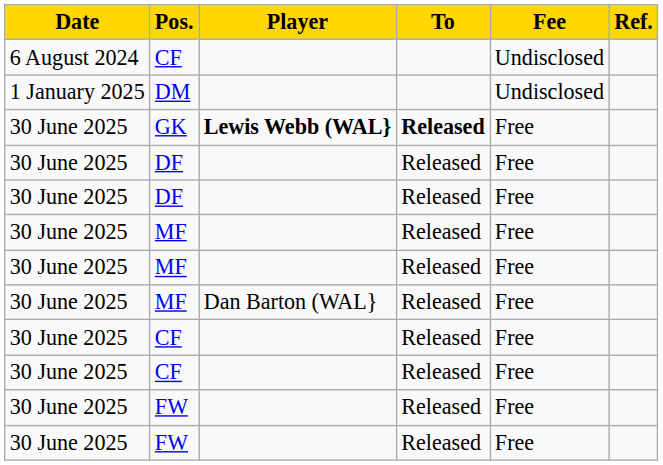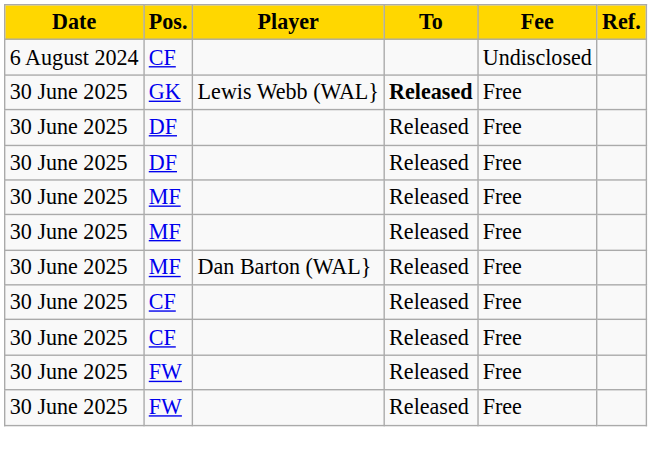- row: (77, 92)
(297, 127) bold -> (288, 92) normal
